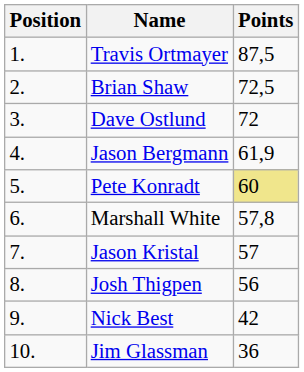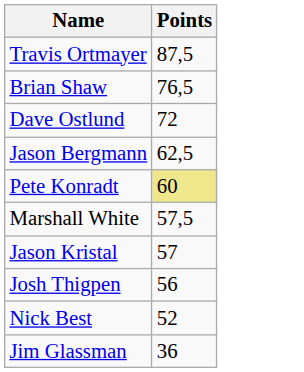- column: (45, 20)
(256, 86) 72,5 -> (175, 86) 76,5
(256, 152) 61,9 -> (175, 152) 62,5
(256, 218) 57,8 -> (175, 218) 57,5
(248, 317) 42 -> (167, 317) 52
